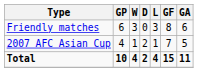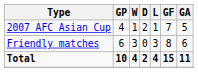rows swapped: (53, 28) <-> (59, 44)
